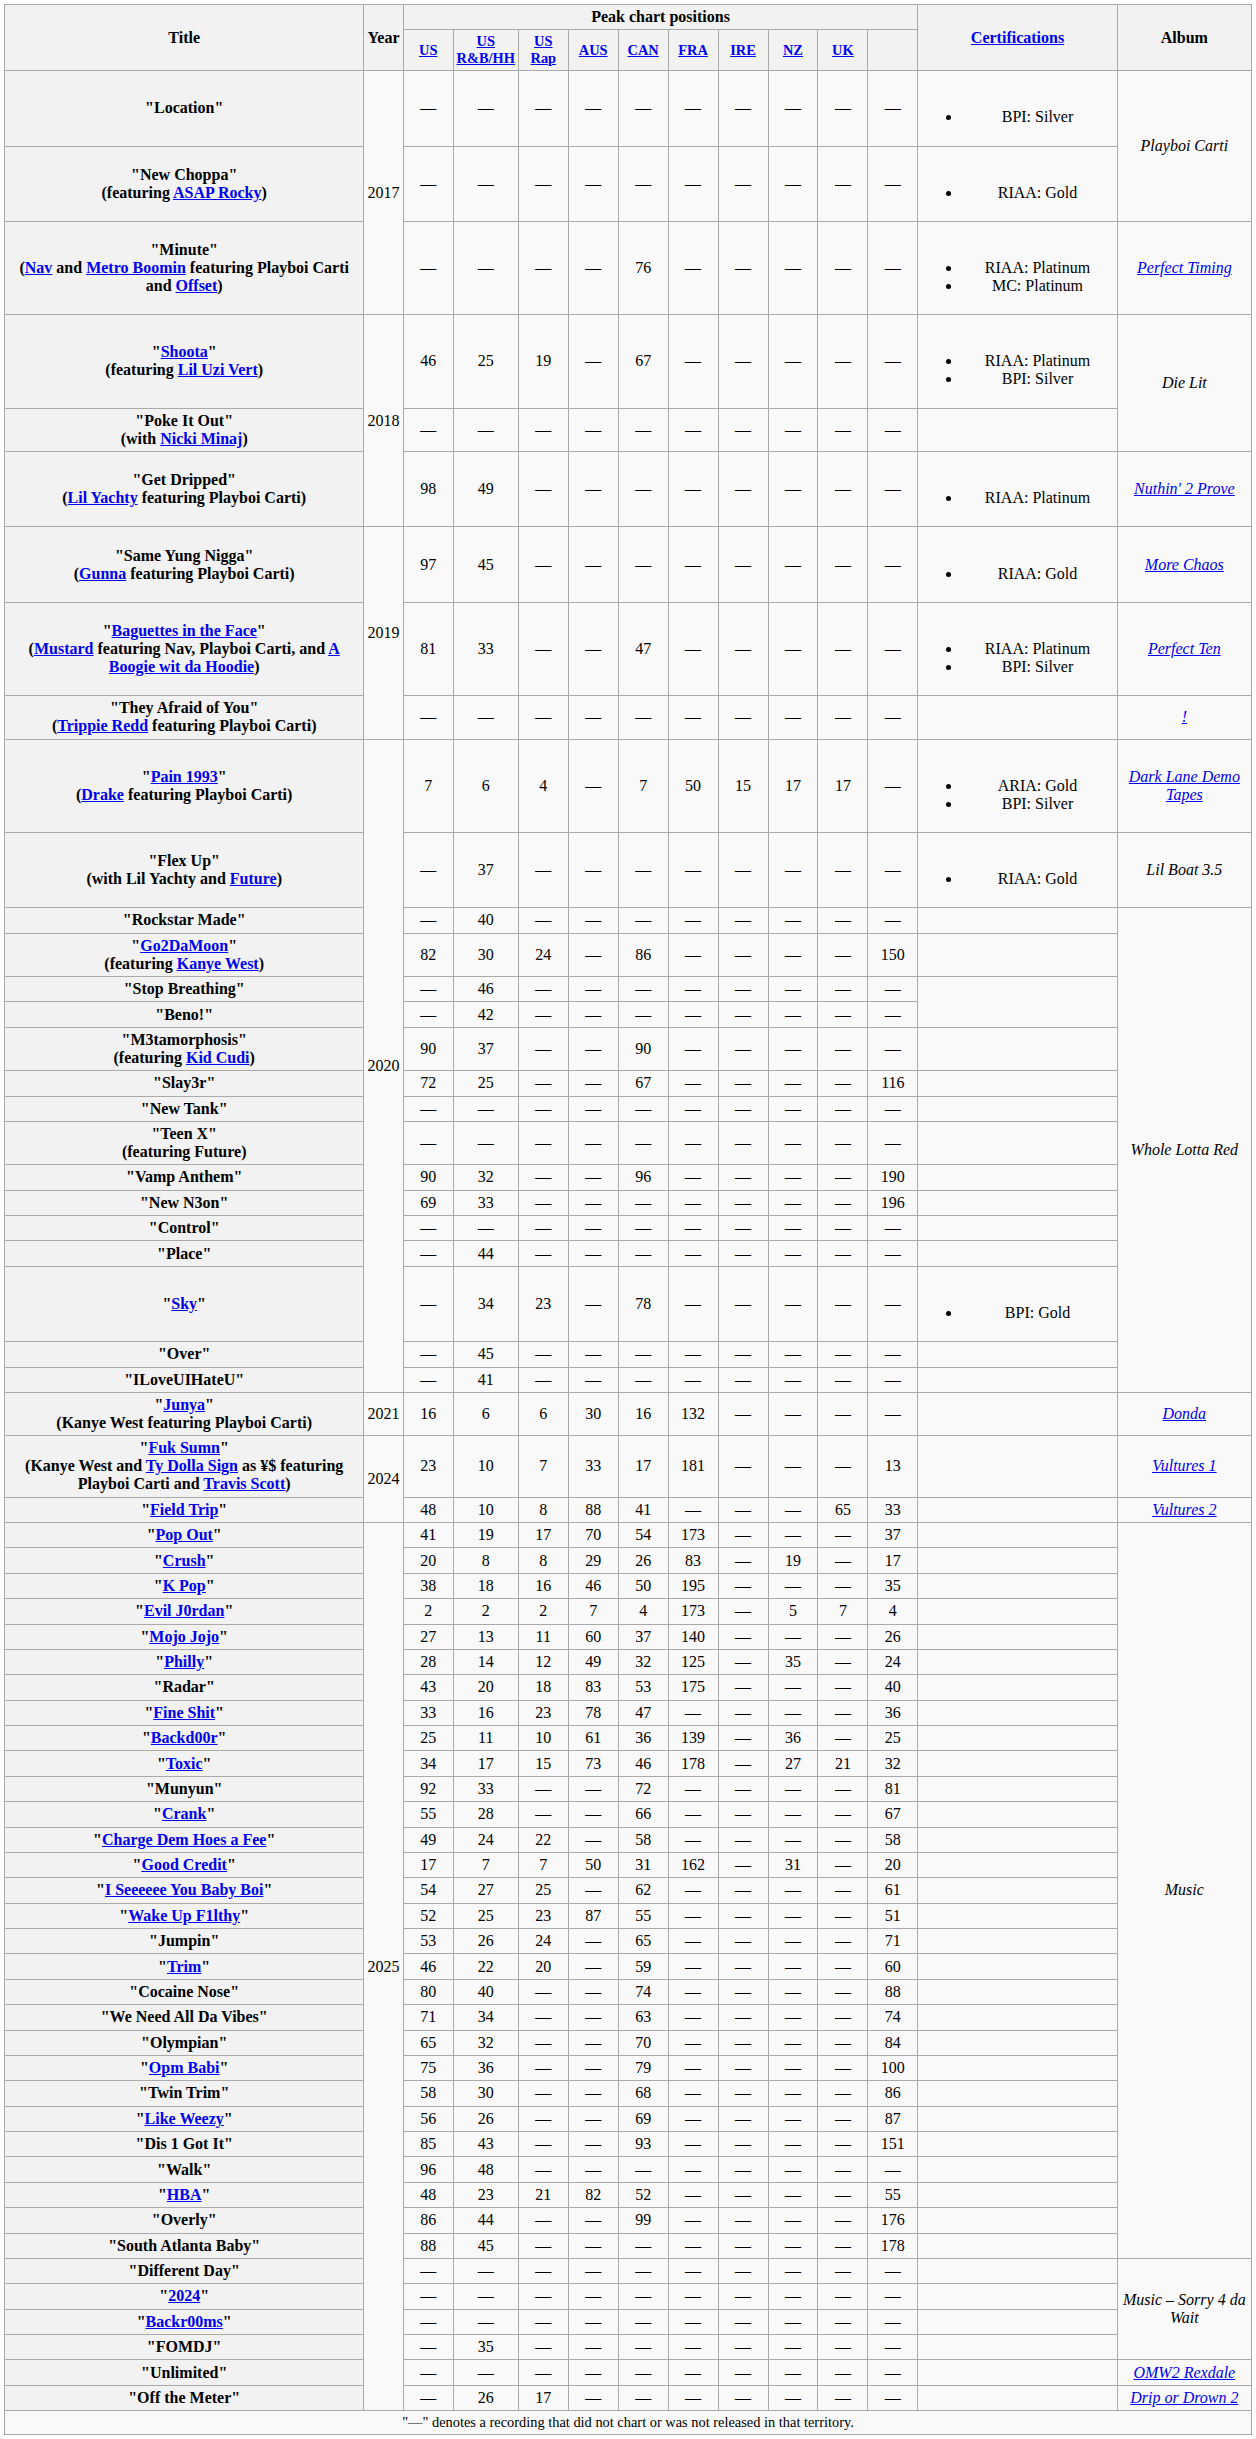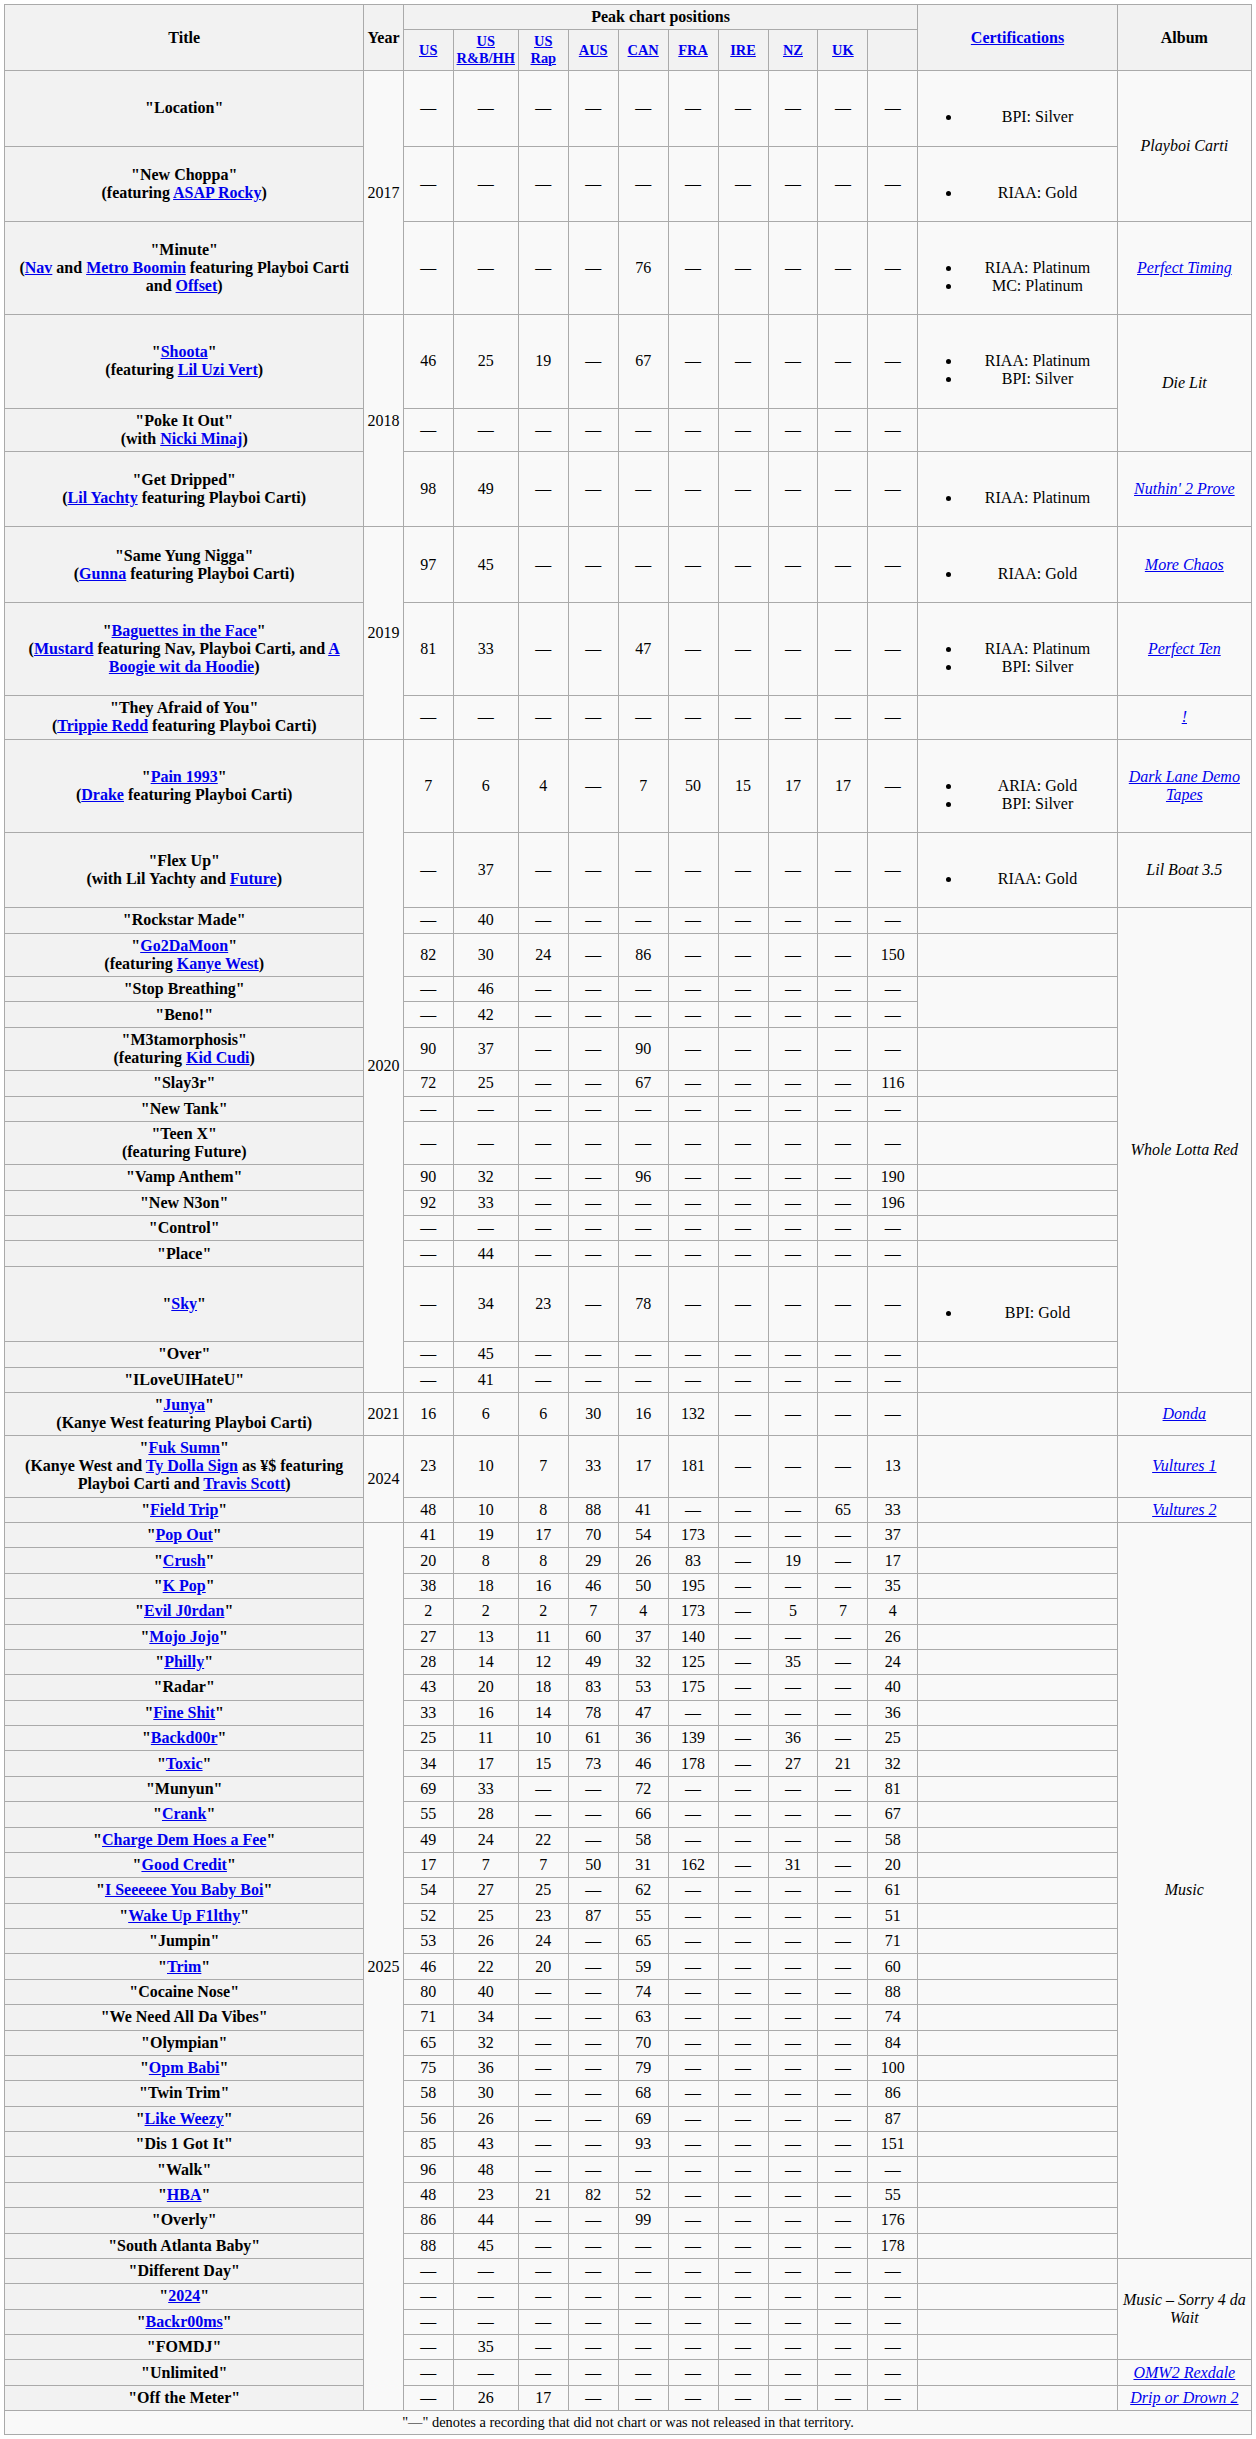(428, 1202) 69 -> (428, 1202) 92
(543, 1712) 23 -> (543, 1712) 14
(428, 1788) 92 -> (428, 1788) 69
